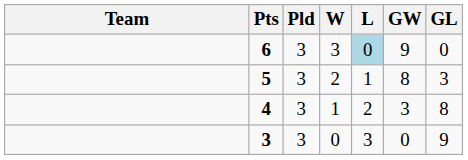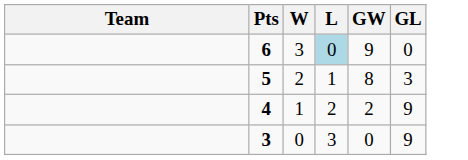- column: (301, 19)
(405, 109) 3 -> (369, 109) 2
(444, 109) 8 -> (408, 109) 9
